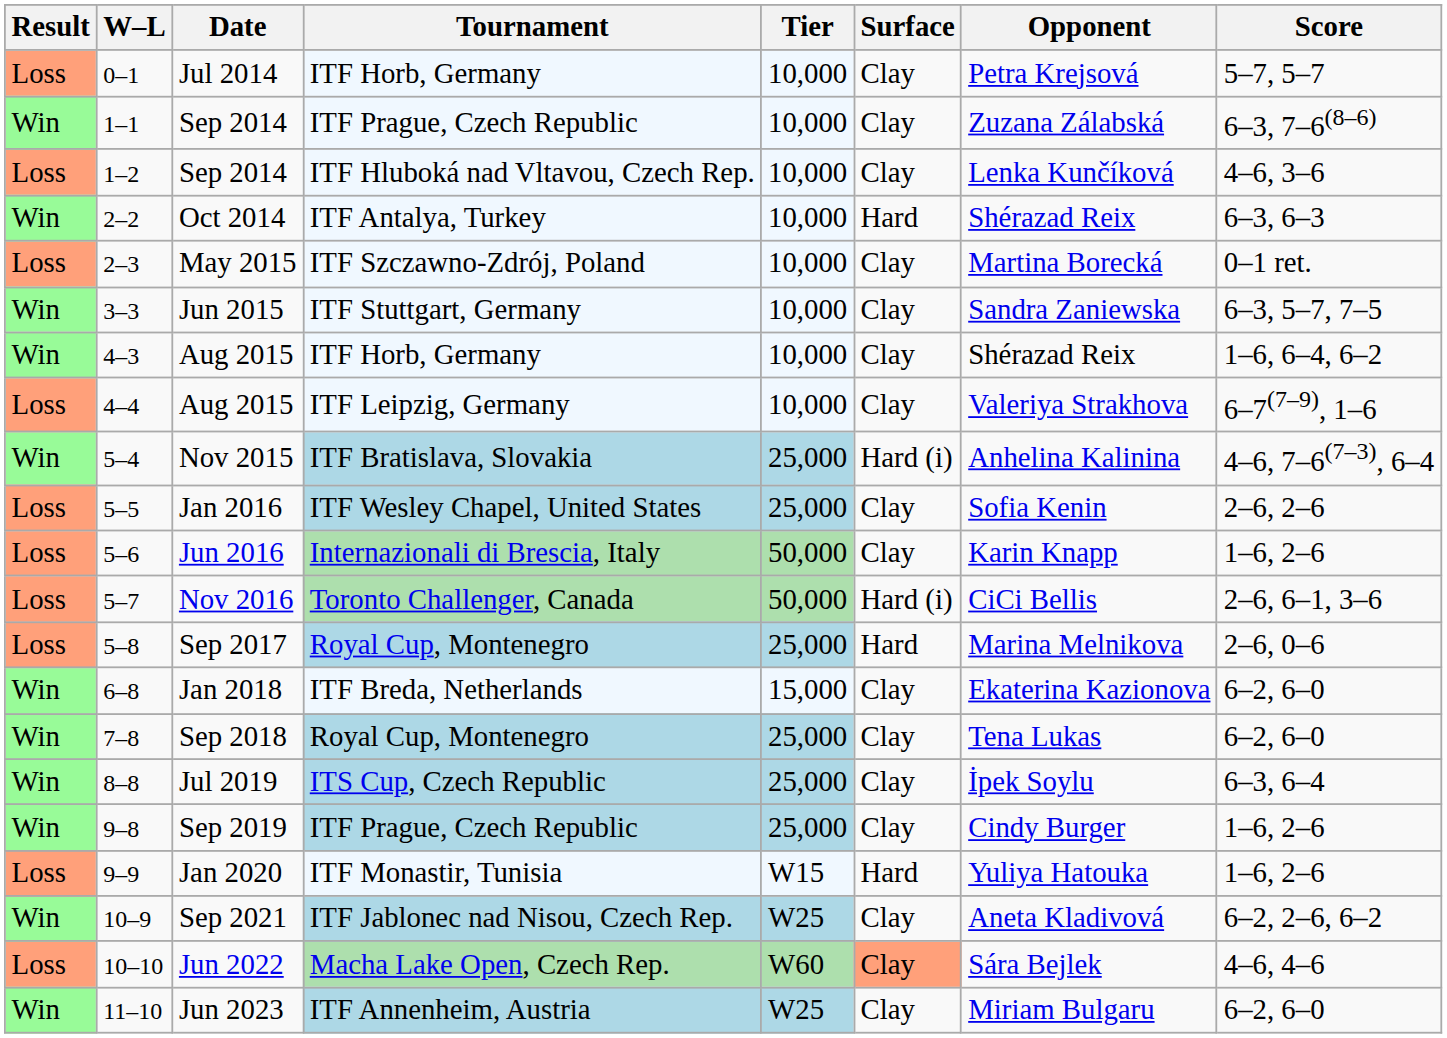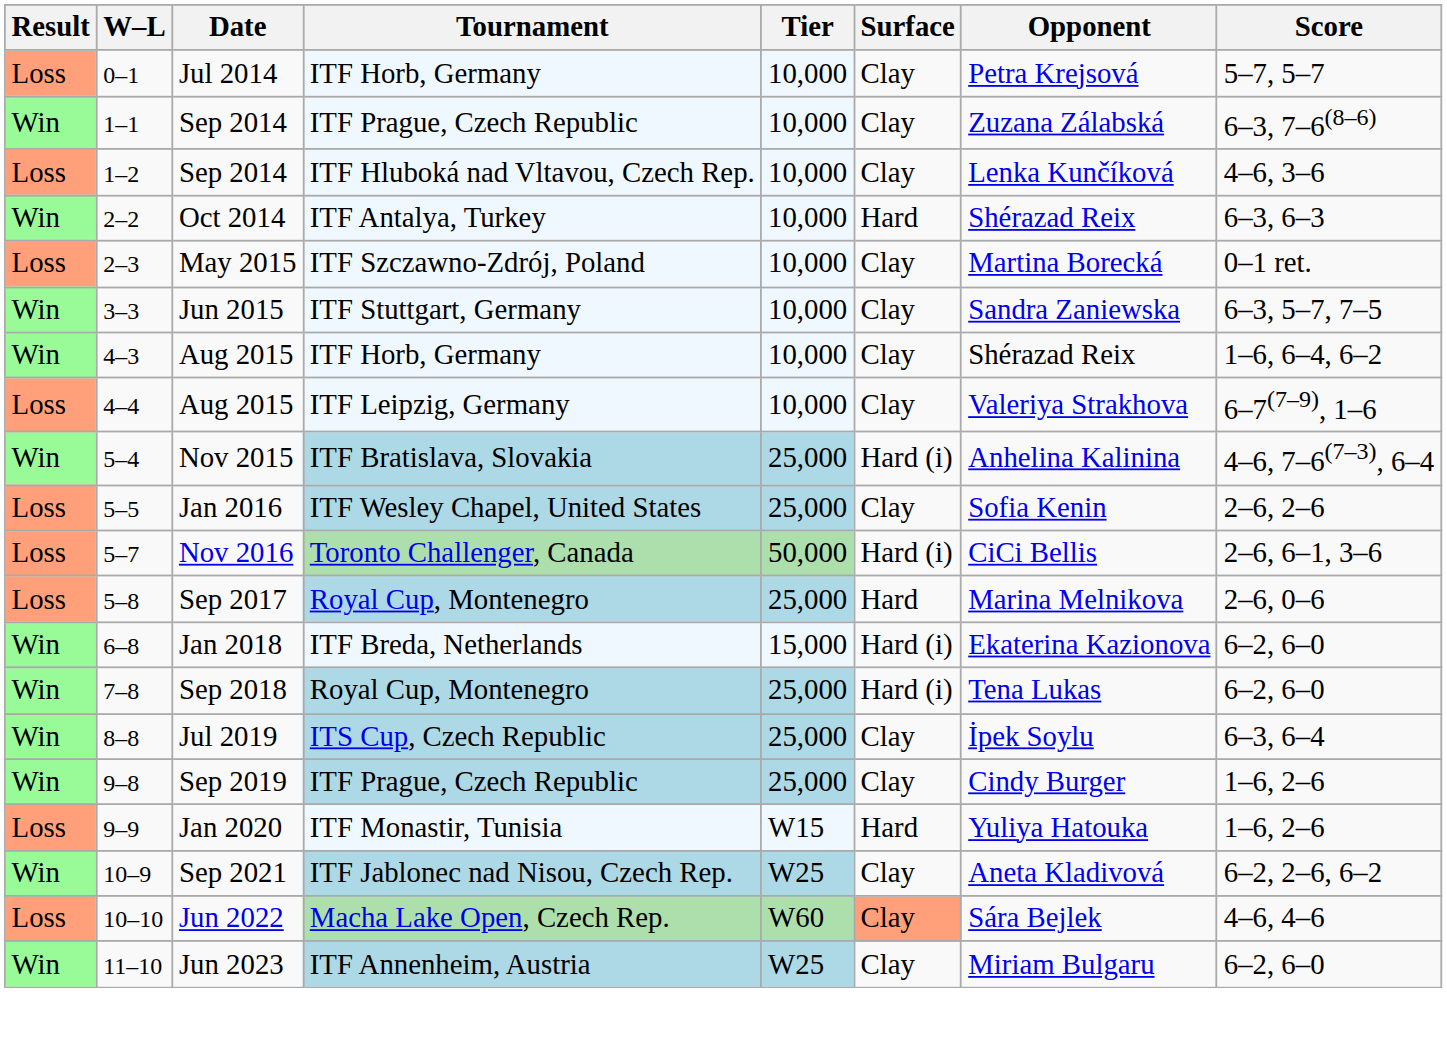- row: (121, 554)
(888, 690) Clay -> (907, 644) Hard (i)
(888, 735) Clay -> (907, 690) Hard (i)
